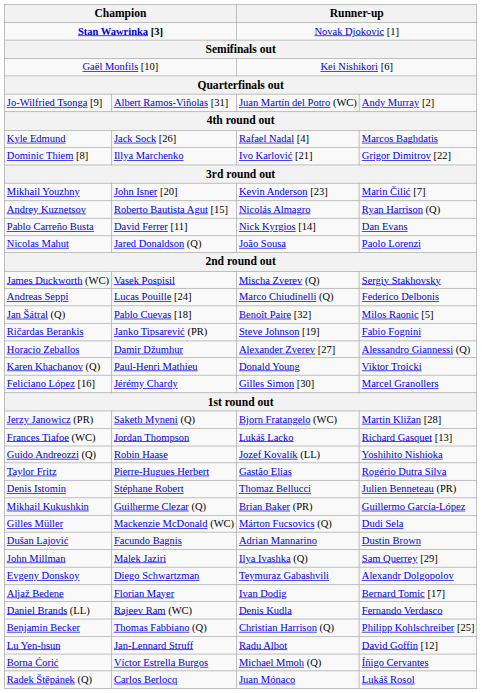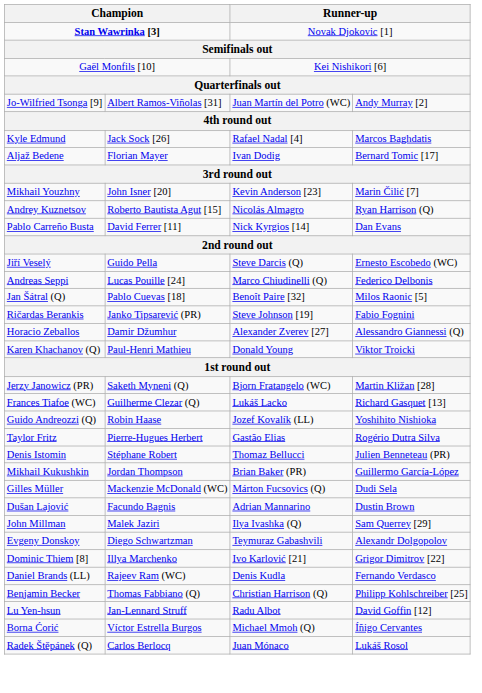rows swapped: (48, 156) <-> (35, 593)
- row: (38, 244)
+ row: (29, 263)
- row: (58, 280)
- row: (51, 384)
(152, 437) Jordan Thompson -> (153, 402) Guilherme Clezar (Q)
(160, 506) Guilherme Clezar (Q) -> (145, 472) Jordan Thompson
